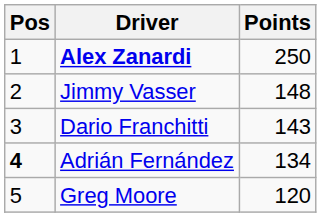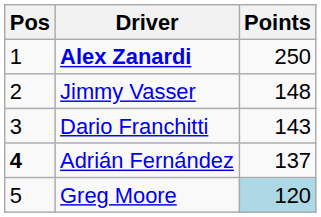(293, 161) 134 -> (293, 161) 137
(293, 195) no background -> (293, 195) lightblue background
